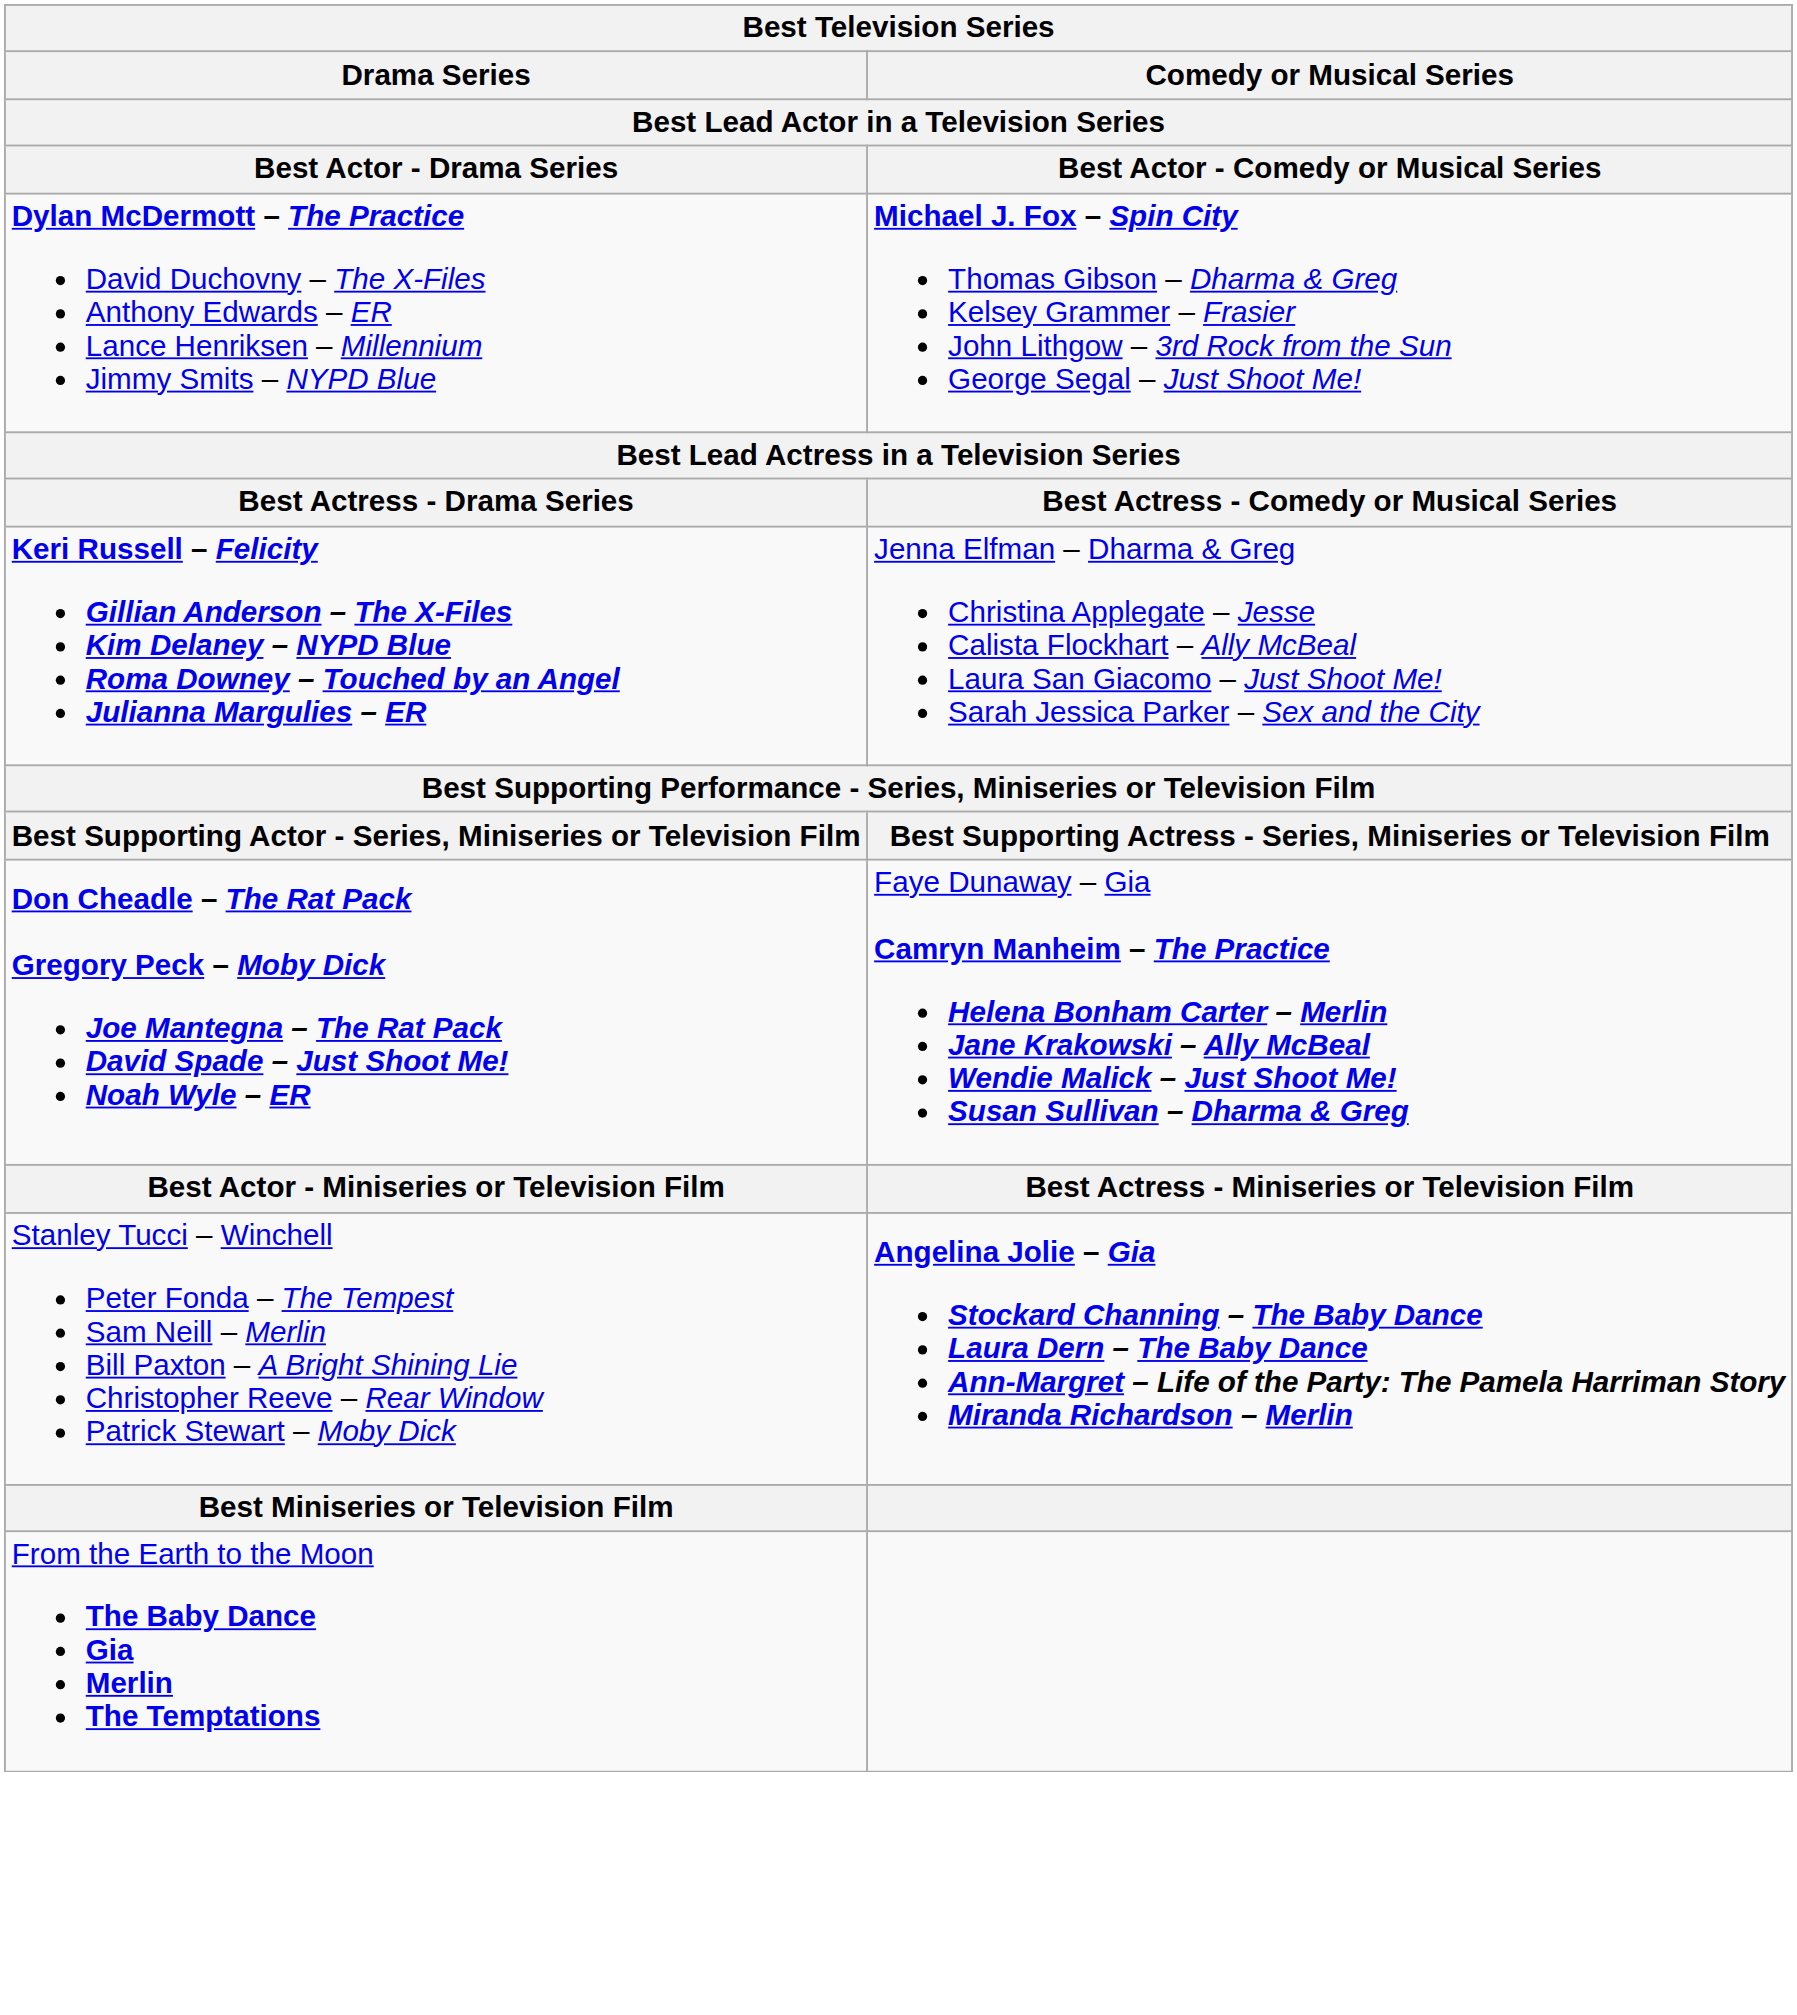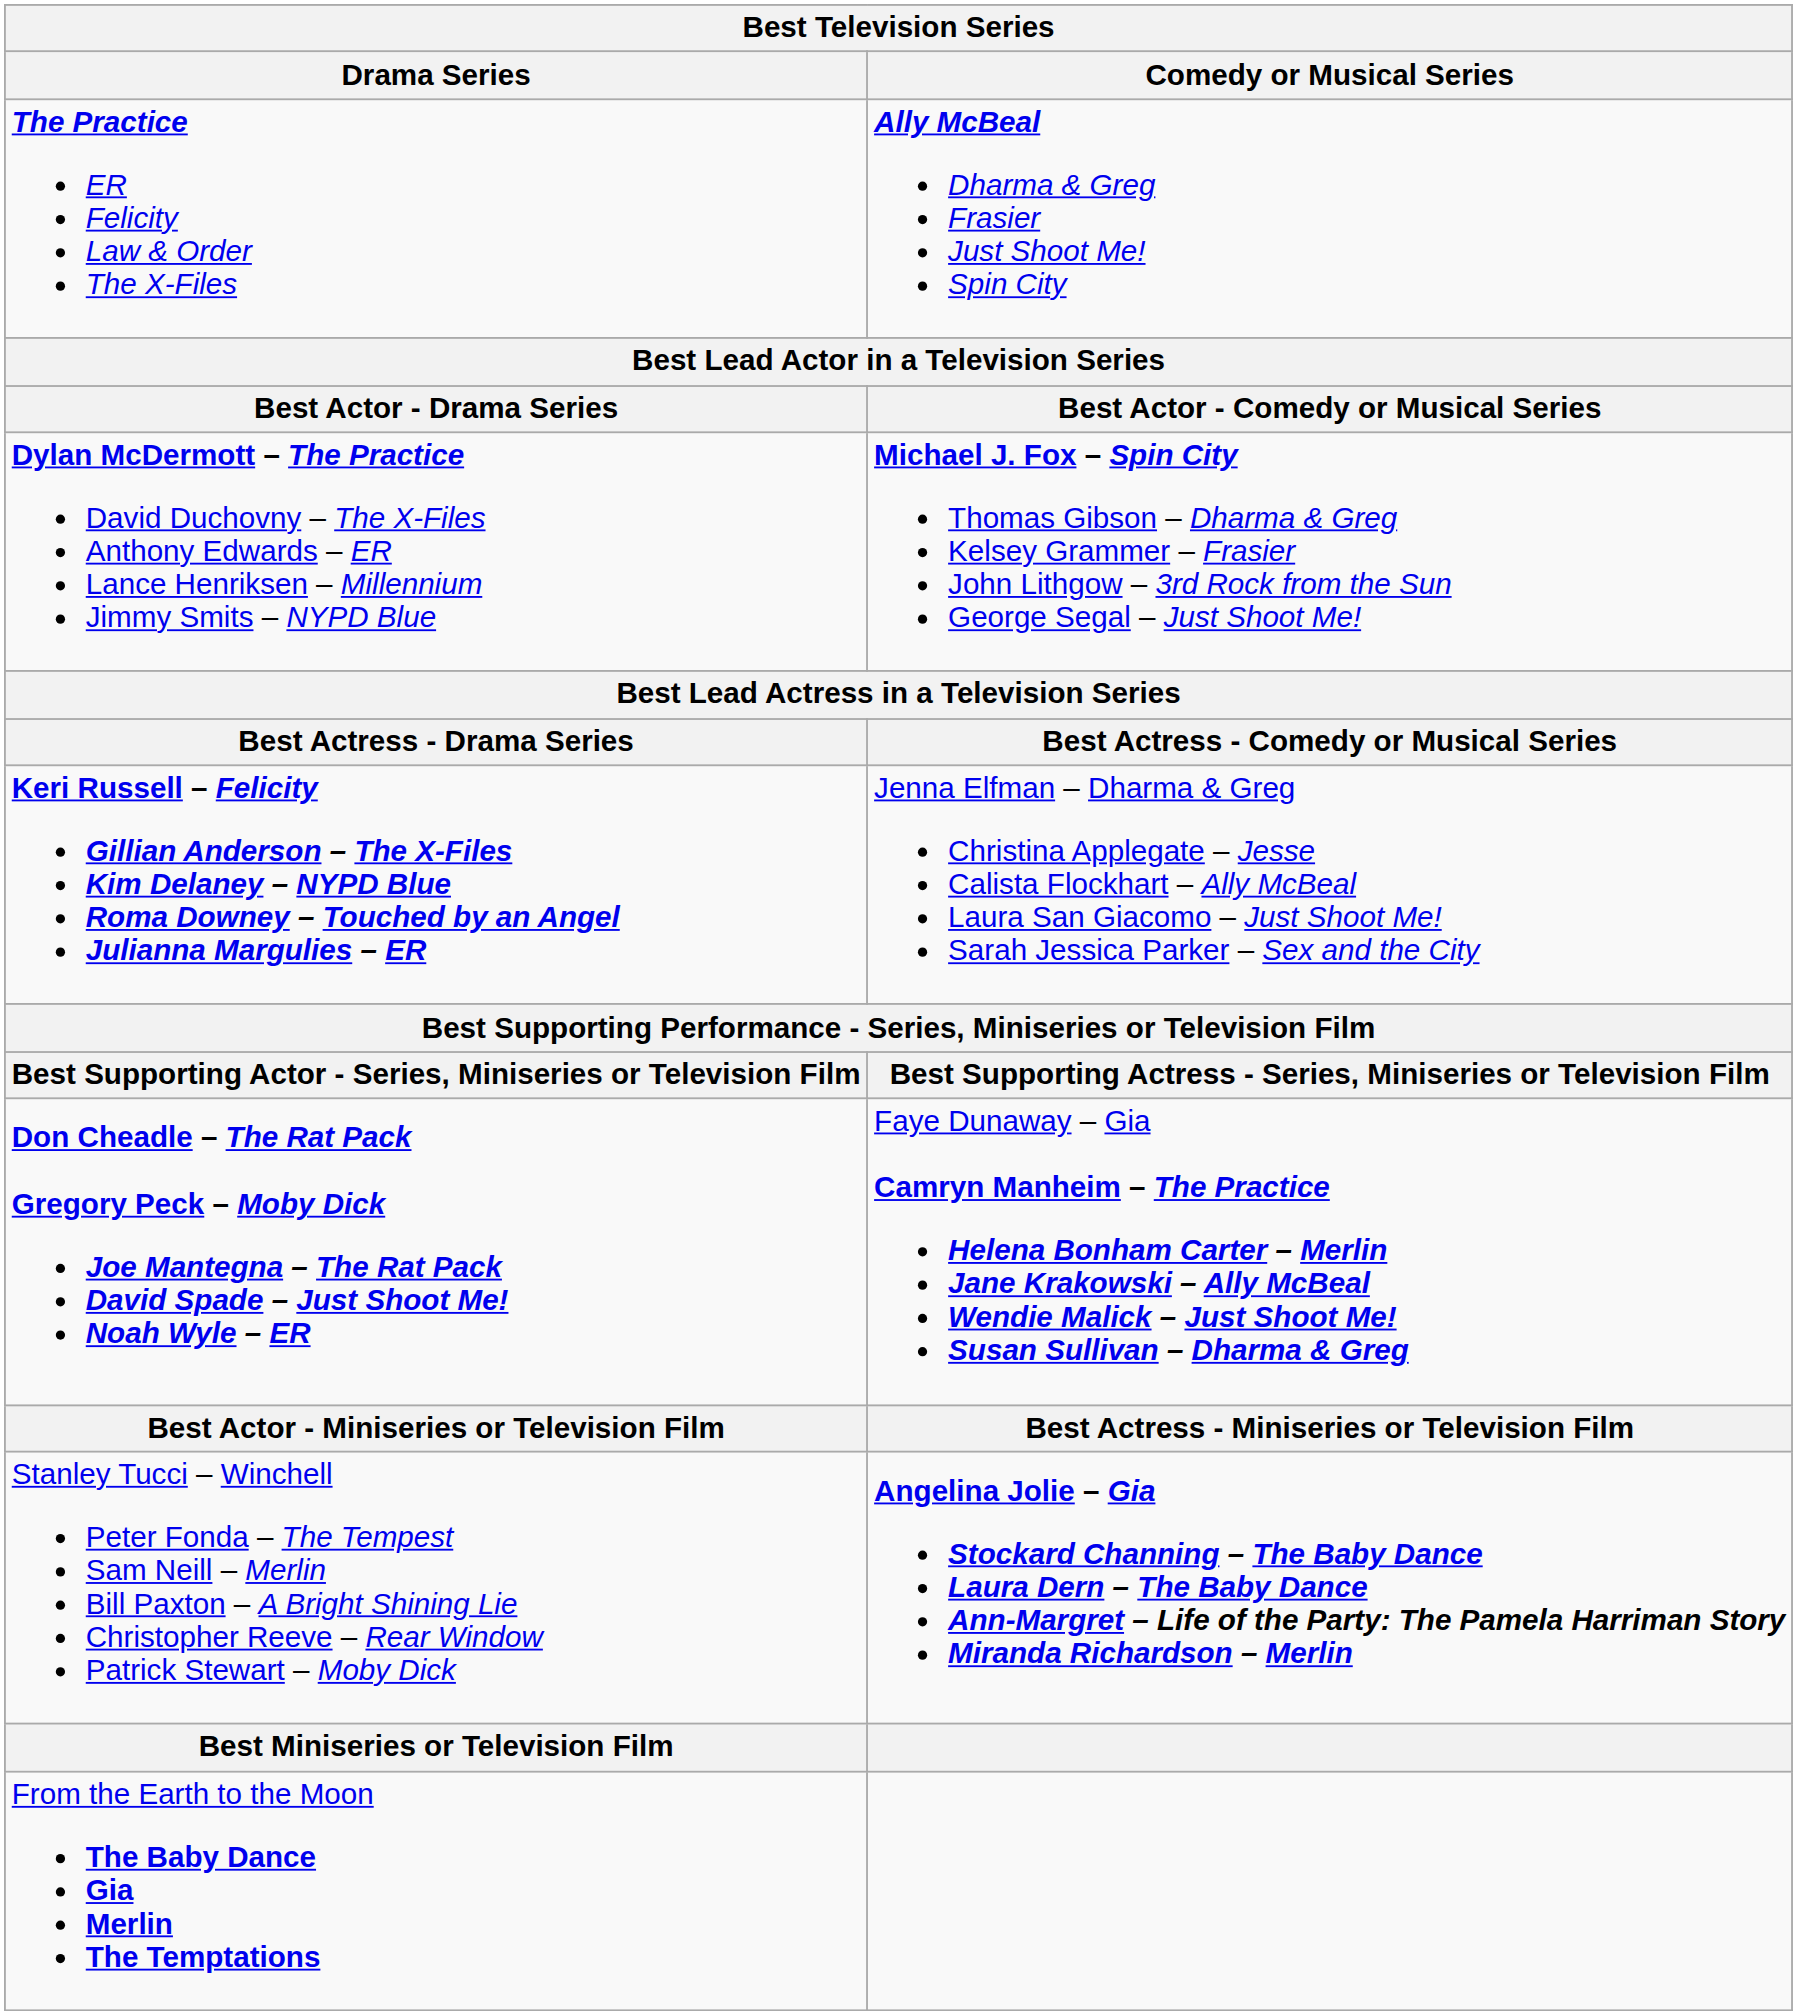+ row: (436, 204)
